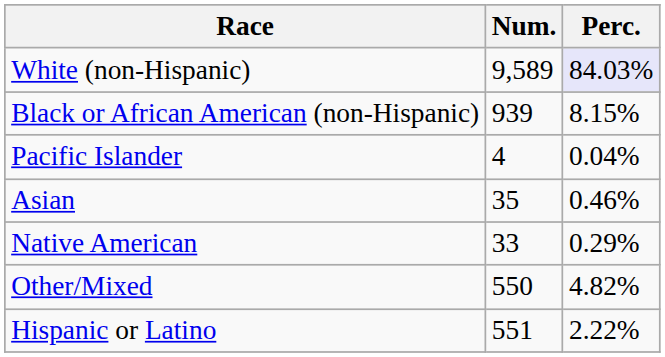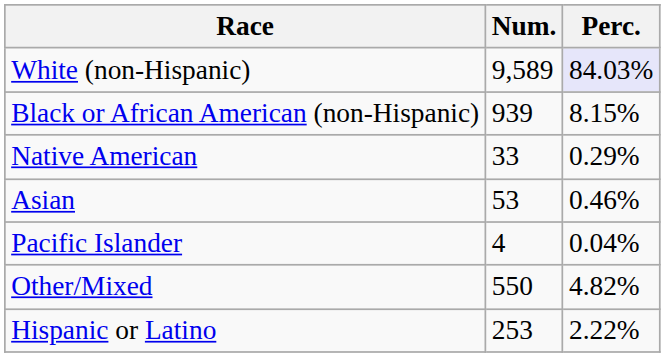rows swapped: (104, 243) <-> (97, 156)
(505, 199) 35 -> (505, 199) 53
(512, 329) 551 -> (512, 329) 253
